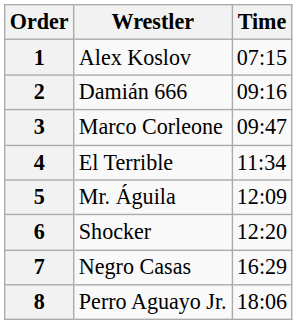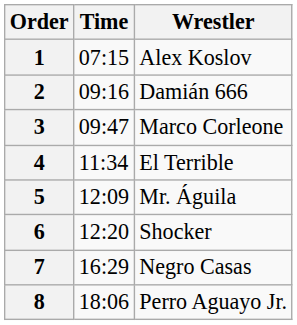columns swapped: (153, 22) <-> (262, 22)
